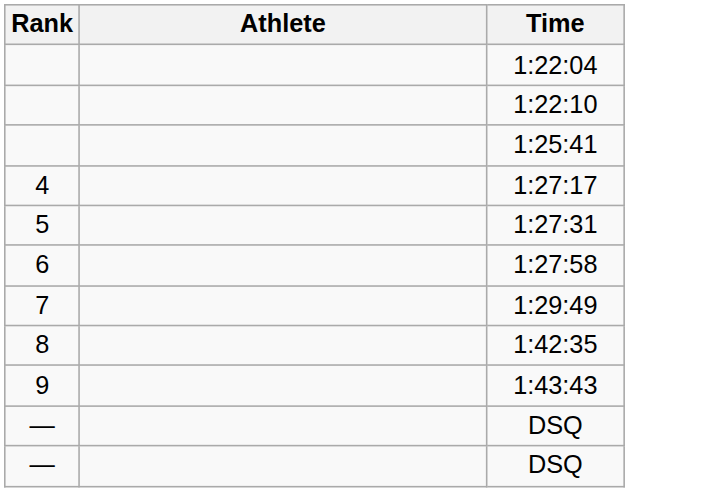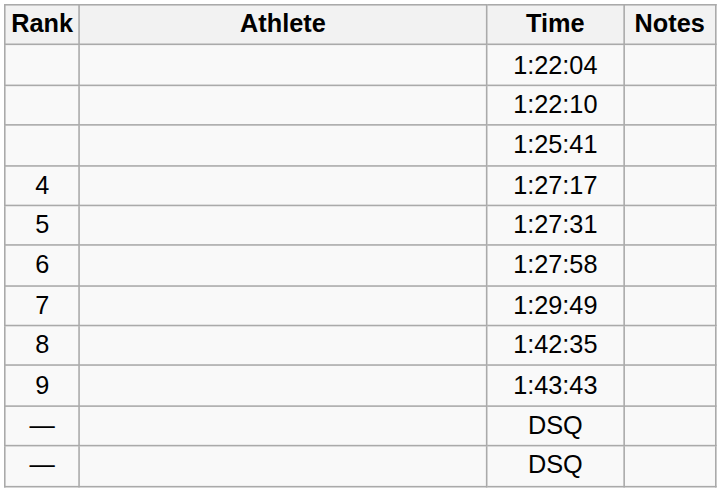+ column: (670, 24)
